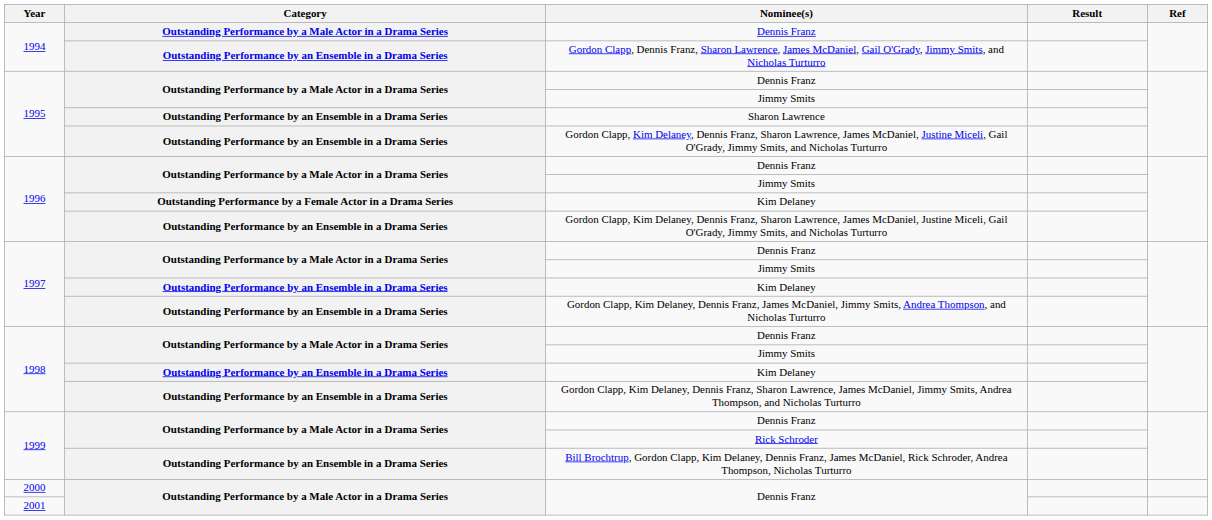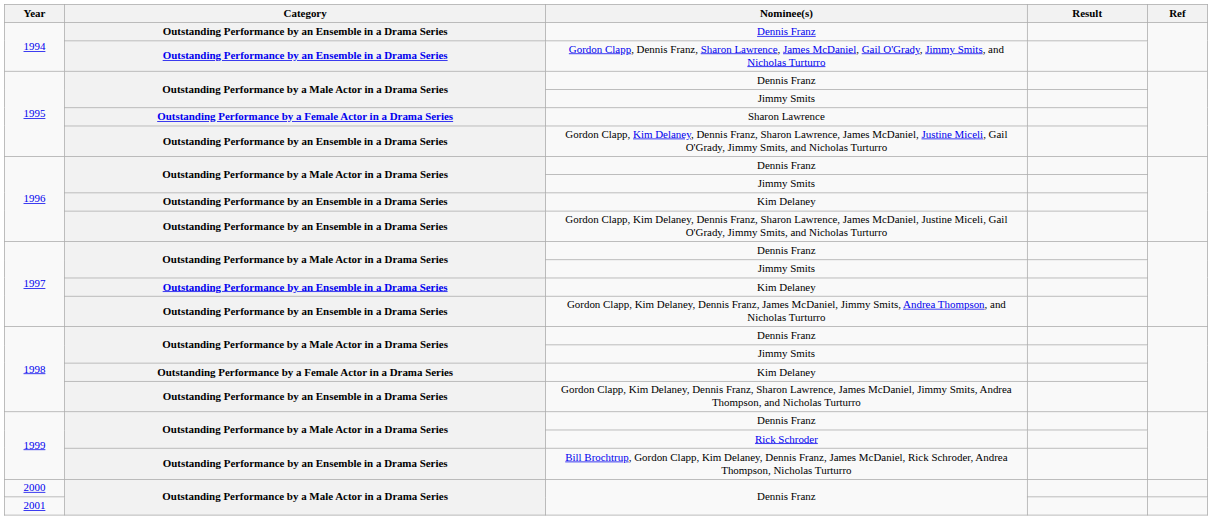(305, 31) Outstanding Performance by a Male Actor in a Drama Series -> (305, 31) Outstanding Performance by an Ensemble in a Drama Series
(305, 117) Outstanding Performance by an Ensemble in a Drama Series -> (305, 117) Outstanding Performance by a Female Actor in a Drama Series
(305, 202) Outstanding Performance by a Female Actor in a Drama Series -> (305, 202) Outstanding Performance by an Ensemble in a Drama Series
(305, 372) Outstanding Performance by an Ensemble in a Drama Series -> (305, 372) Outstanding Performance by a Female Actor in a Drama Series
